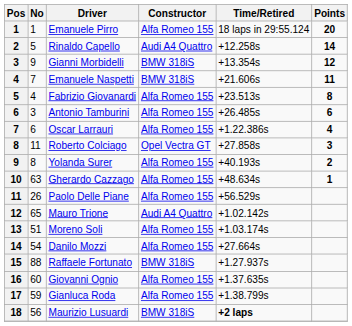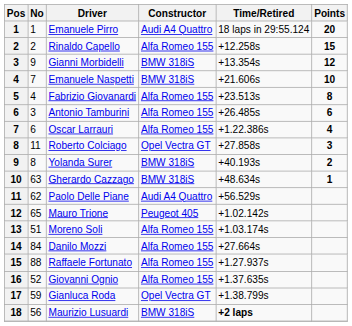(177, 29) Alfa Romeo 155 -> (177, 29) Audi A4 Quattro
(33, 46) 5 -> (33, 46) 2
(177, 46) Audi A4 Quattro -> (177, 46) Alfa Romeo 155
(330, 46) 14 -> (330, 46) 15
(330, 79) 11 -> (330, 79) 10
(177, 163) Alfa Romeo 155 -> (168, 163) BMW 318iS
(177, 179) Alfa Romeo 155 -> (168, 179) BMW 318iS
(36, 196) 26 -> (36, 196) 62
(177, 196) Alfa Romeo 155 -> (177, 196) Audi A4 Quattro
(177, 212) Audi A4 Quattro -> (170, 212) Peugeot 405
(36, 246) 54 -> (36, 246) 84
(168, 262) BMW 318iS -> (177, 262) Alfa Romeo 155
(36, 279) 60 -> (36, 279) 52
(177, 296) Alfa Romeo 155 -> (176, 296) Opel Vectra GT
